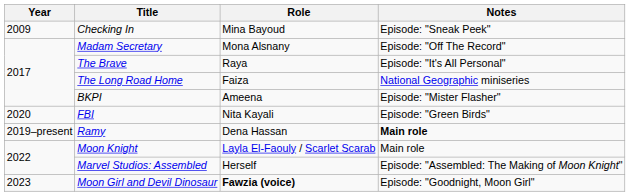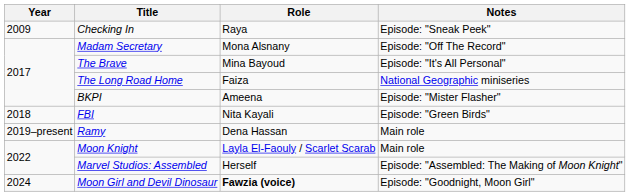(254, 30) Mina Bayoud -> (235, 30) Raya
(235, 64) Raya -> (254, 64) Mina Bayoud
(19, 115) 2020 -> (19, 115) 2018
(404, 132) bold -> (402, 132) normal
(19, 183) 2023 -> (19, 183) 2024
